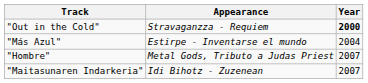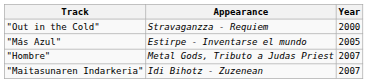(349, 27) bold -> (349, 27) normal
(349, 41) 2004 -> (349, 41) 2005
